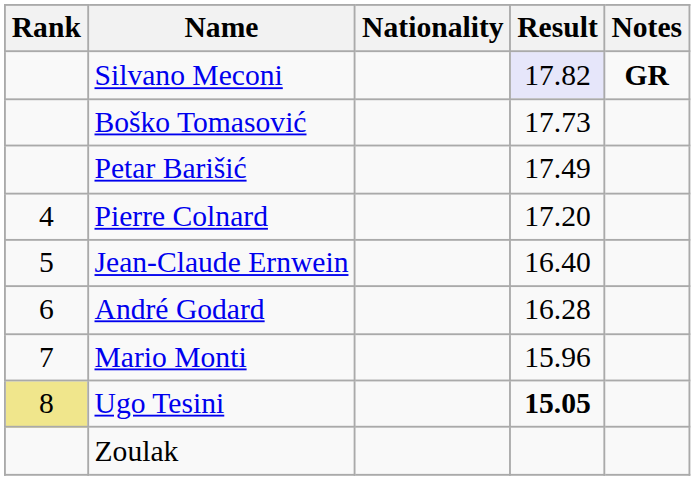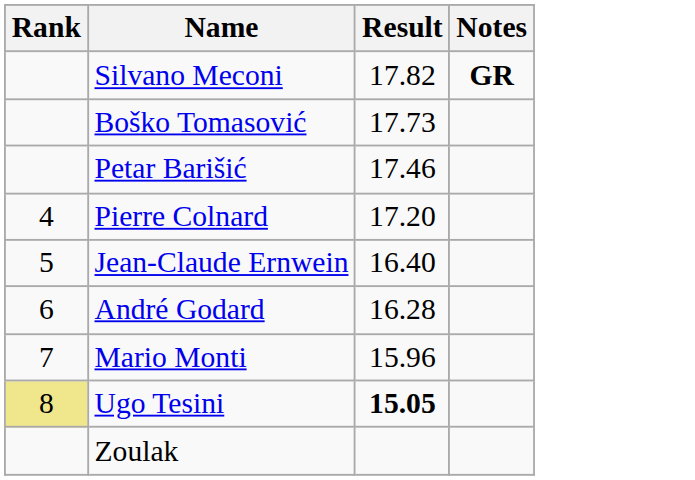- column: (433, 27)
(557, 74) lavender background -> (402, 74) no background
(557, 168) 17.49 -> (402, 168) 17.46
